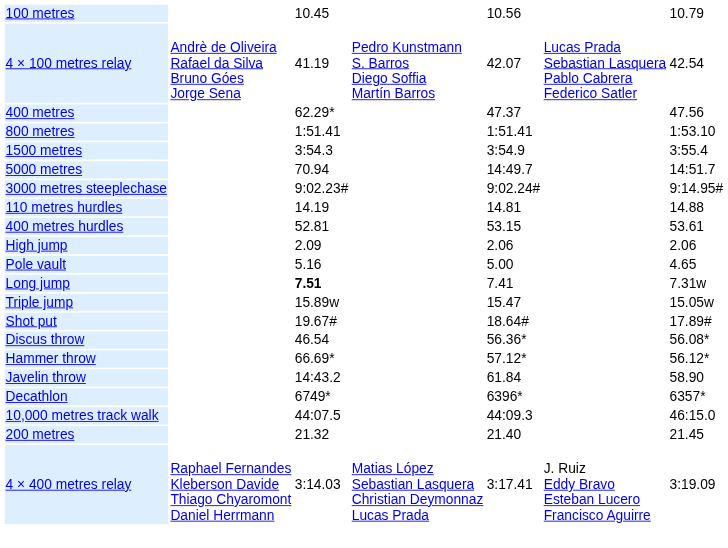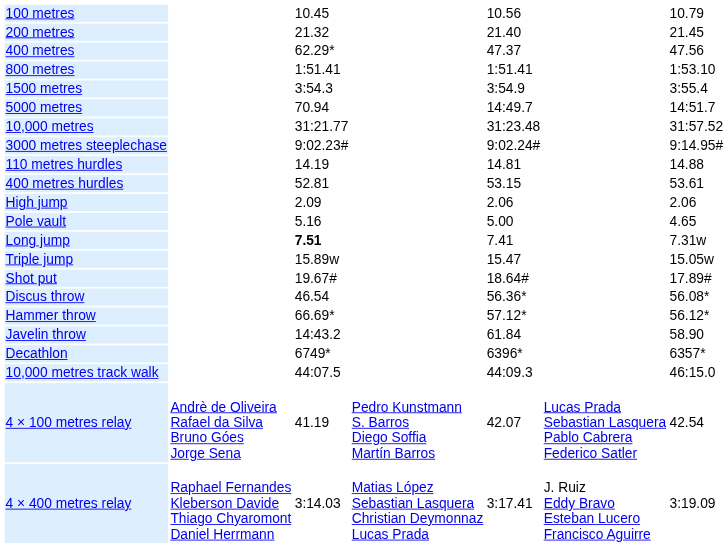rows swapped: (40, 434) <-> (68, 63)
+ row: (50, 126)
